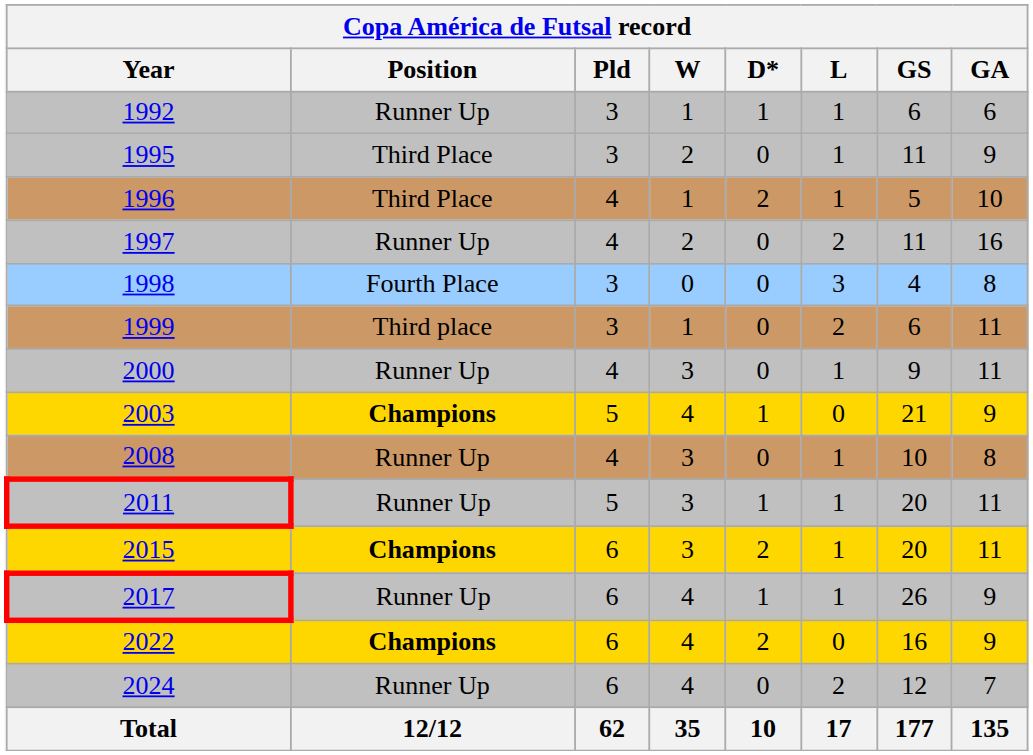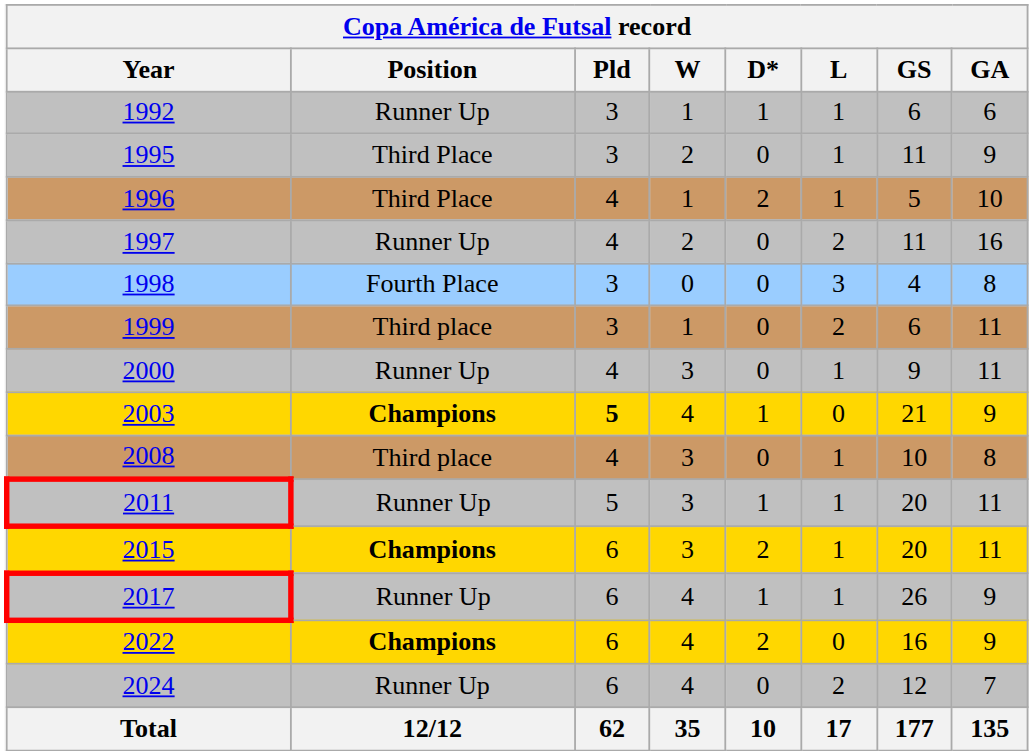(612, 413) normal -> (612, 413) bold
(432, 457) Runner Up -> (432, 457) Third place
